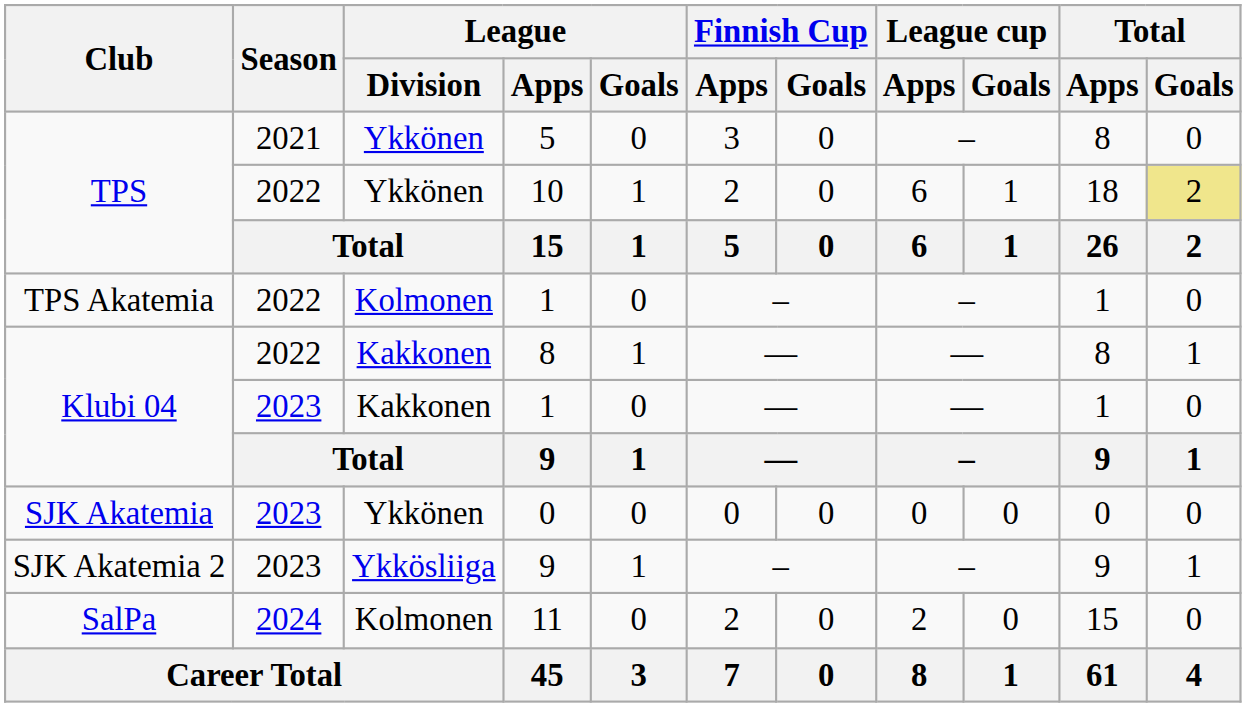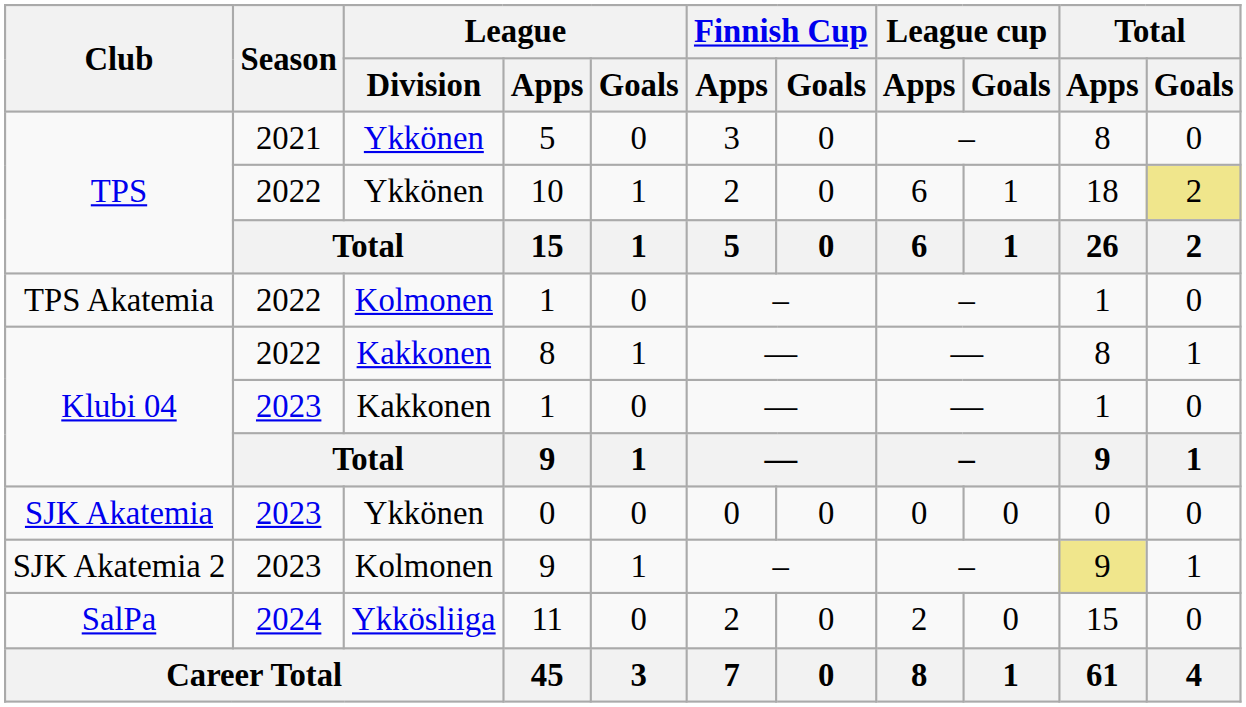(424, 566) Ykkösliiga -> (424, 566) Kolmonen
(1102, 566) no background -> (1102, 566) khaki background
(424, 620) Kolmonen -> (424, 620) Ykkösliiga
